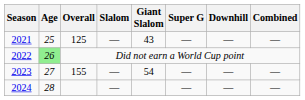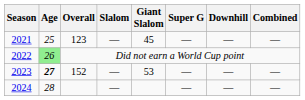(79, 39) 125 -> (79, 39) 123
(149, 39) 43 -> (149, 39) 45
(49, 71) normal -> (49, 71) bold
(79, 71) 155 -> (79, 71) 152
(149, 71) 54 -> (149, 71) 53
